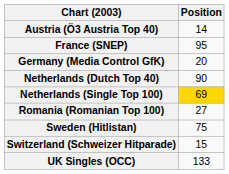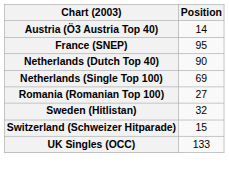- row: (91, 62)
(201, 95) gold background -> (201, 78) no background
(201, 128) 75 -> (201, 111) 32
